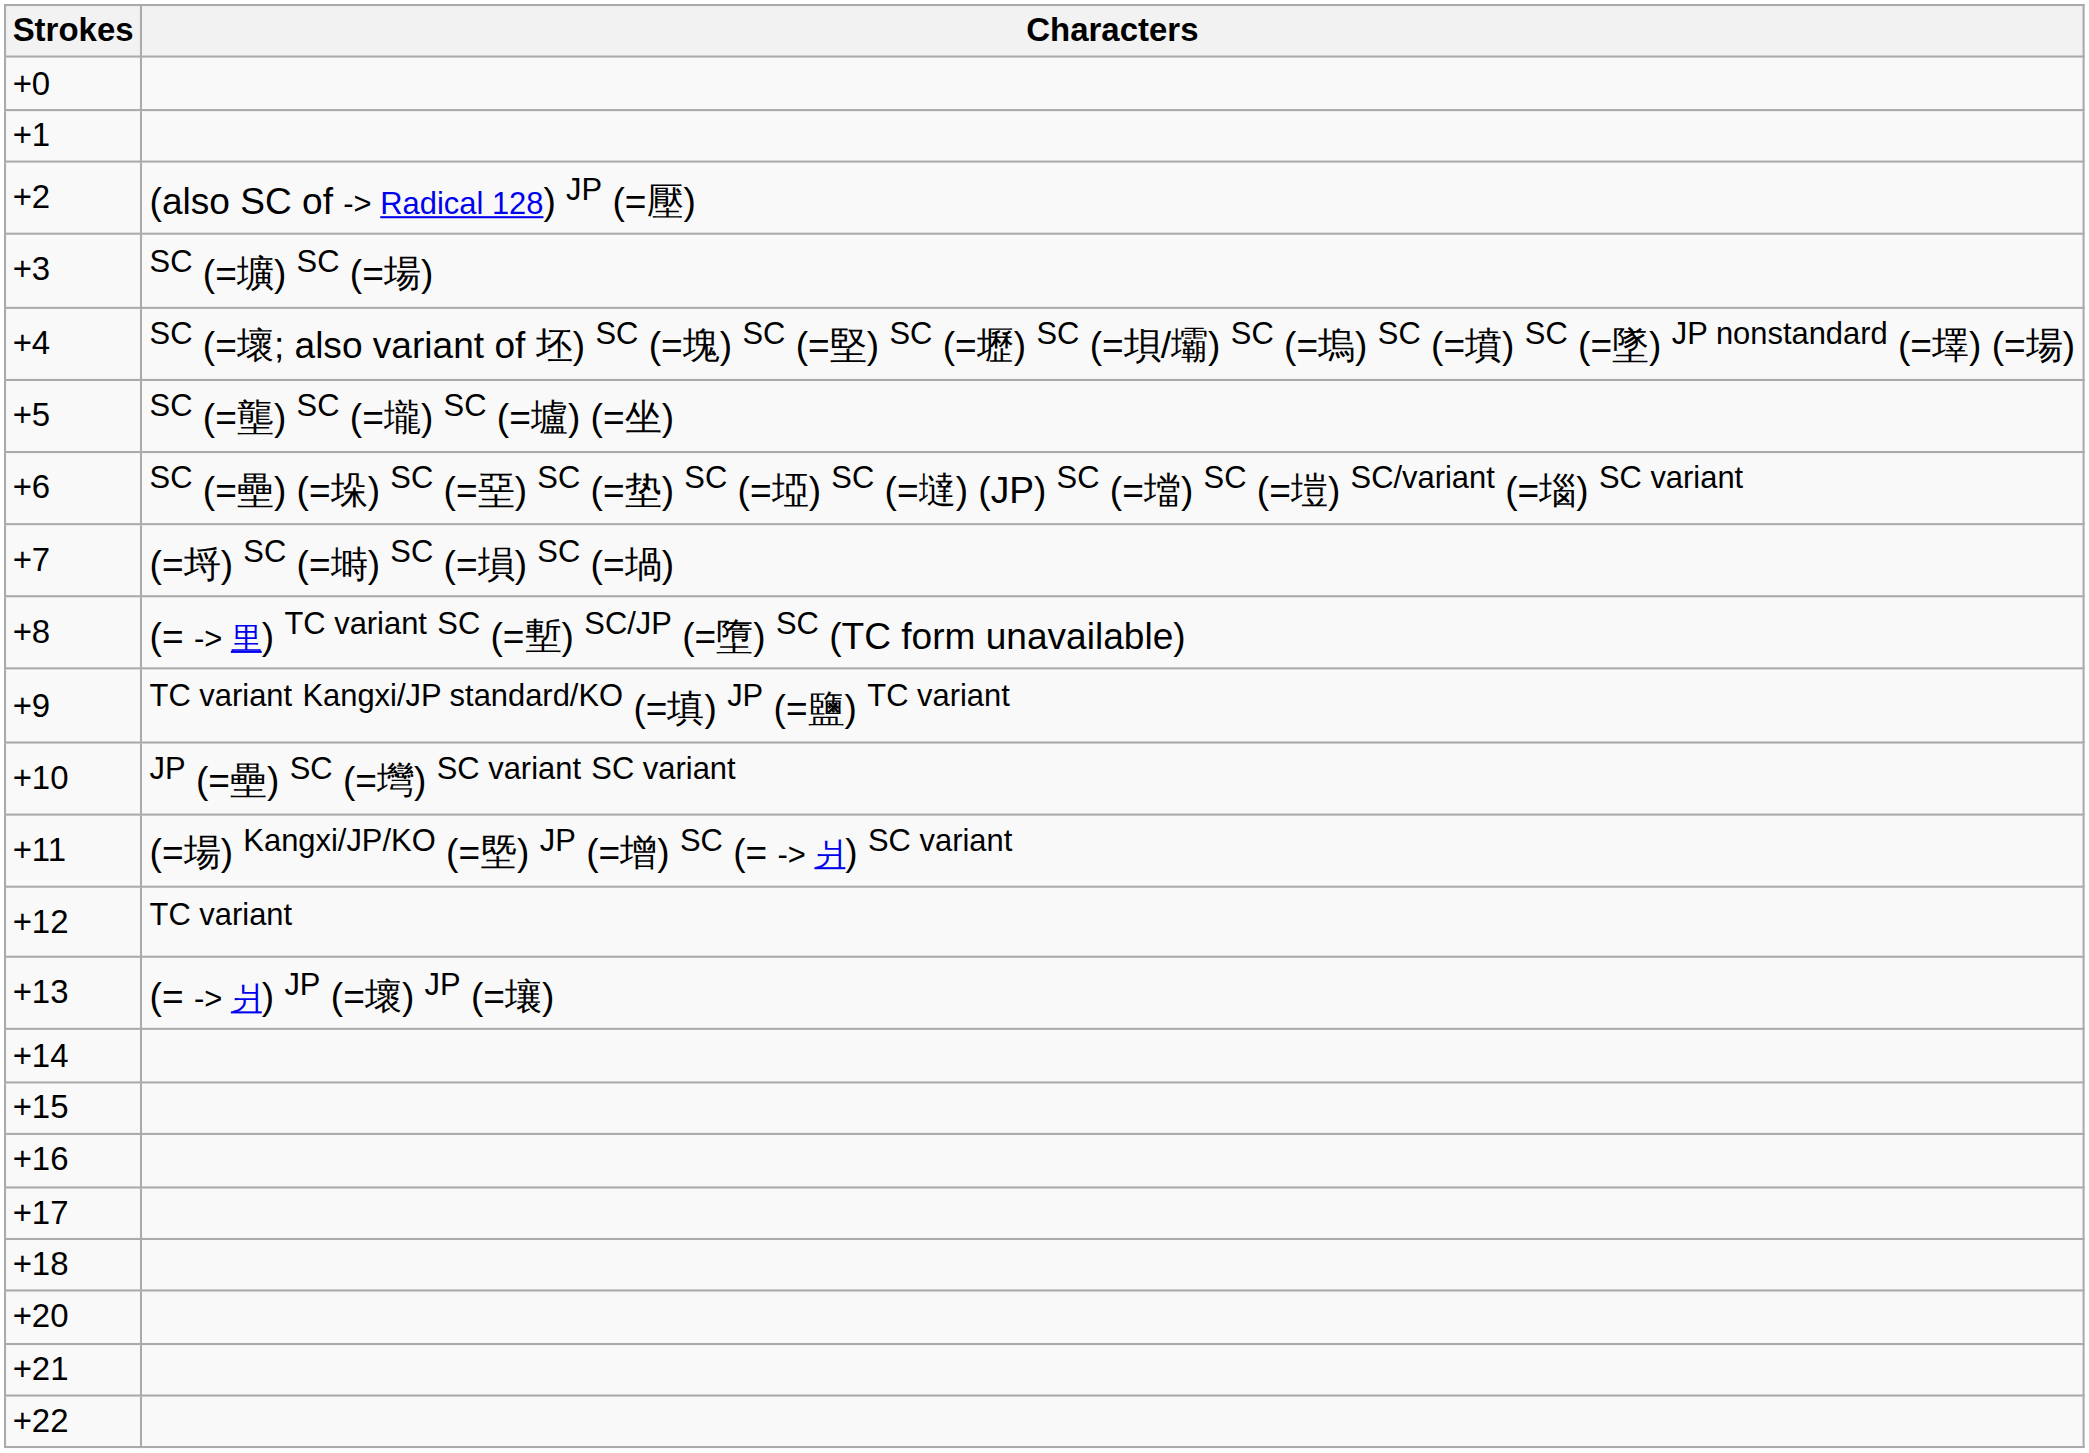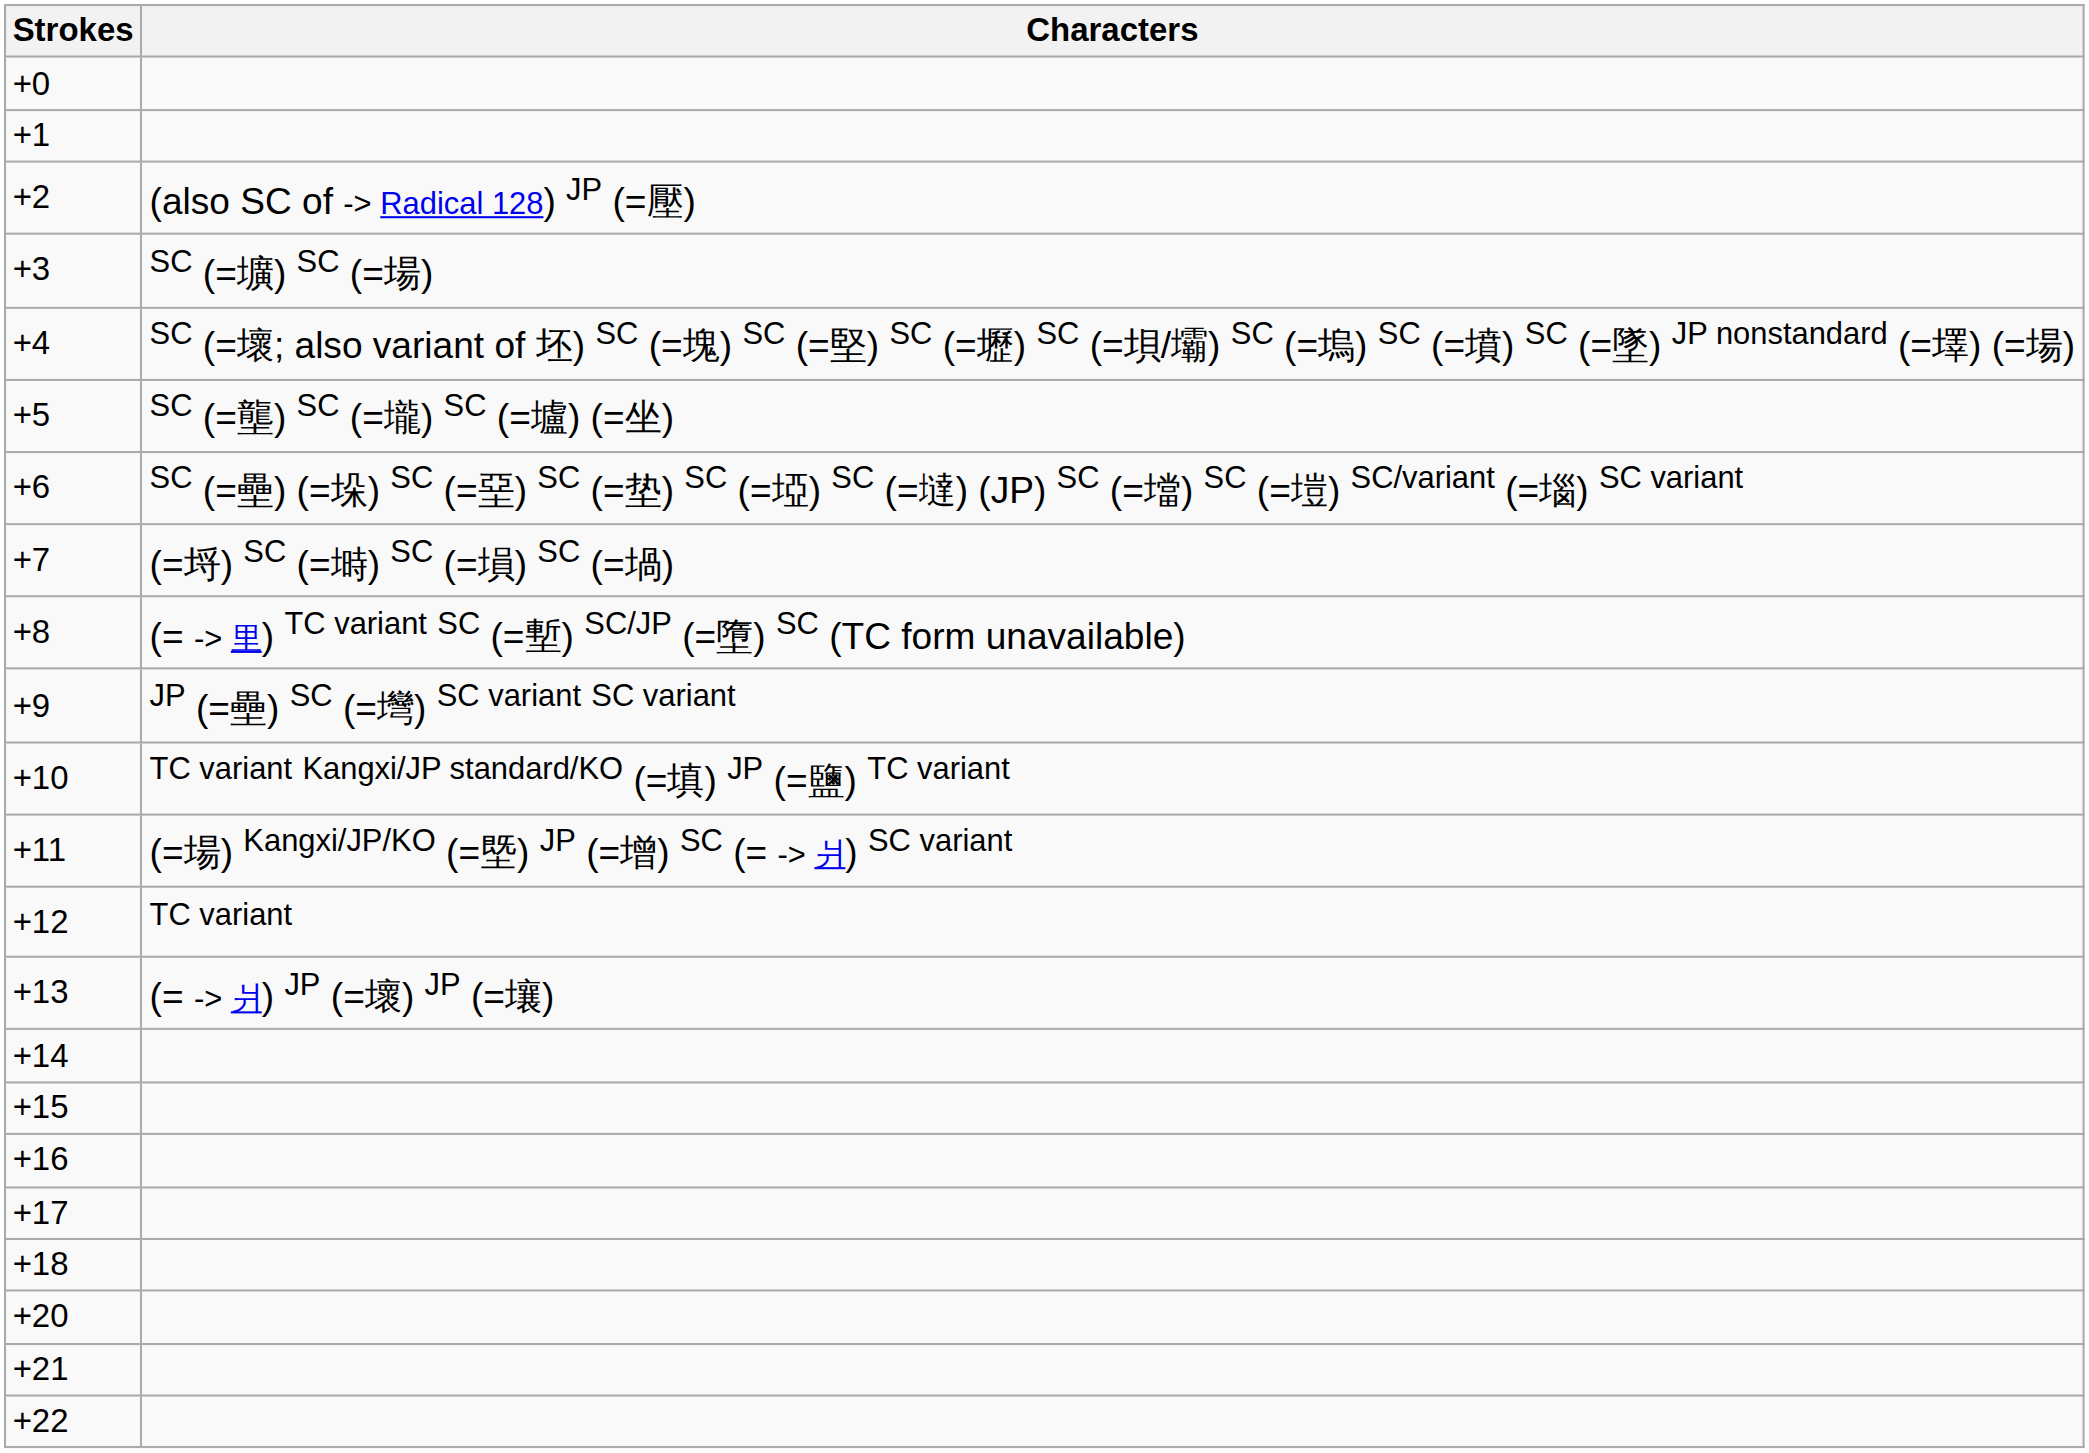(580, 703) TC variant Kangxi/JP standard/KO (=填) JP (=鹽) TC variant -> (443, 703) JP (=壘) SC (=壪) SC variant SC variant
(443, 776) JP (=壘) SC (=壪) SC variant SC variant -> (580, 776) TC variant Kangxi/JP standard/KO (=填) JP (=鹽) TC variant
